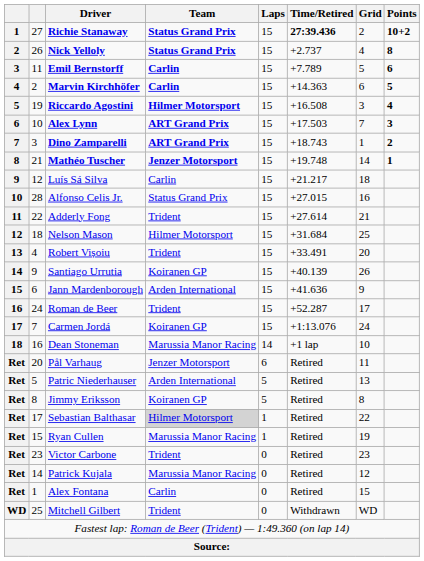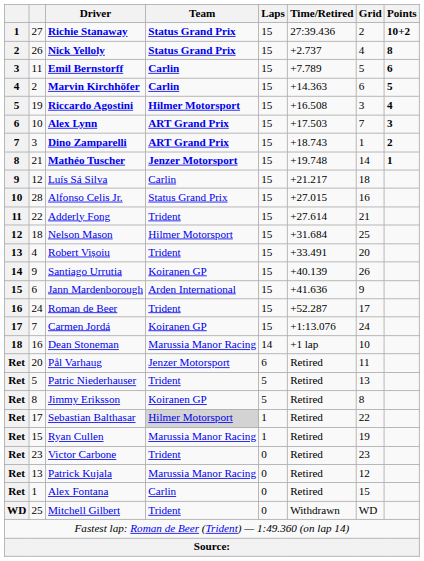(313, 31) bold -> (313, 31) normal
(192, 381) Arden International -> (164, 381) Trident
(37, 473) 14 -> (37, 473) 13
